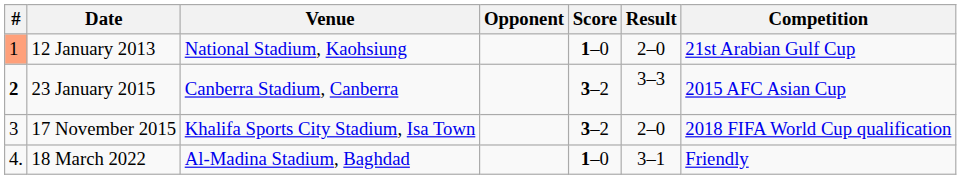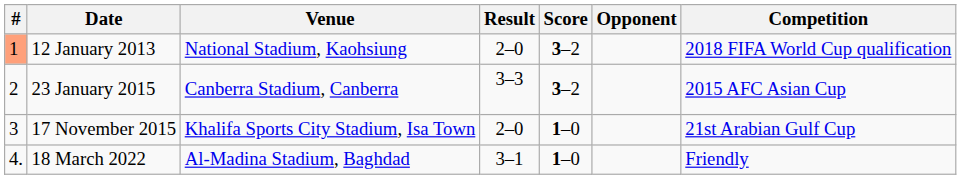columns swapped: (524, 19) <-> (651, 19)
(595, 49) 1–0 -> (566, 49) 3–2
(770, 49) 21st Arabian Gulf Cup -> (818, 49) 2018 FIFA World Cup qualification
(14, 89) bold -> (14, 89) normal
(595, 129) 3–2 -> (566, 129) 1–0
(818, 129) 2018 FIFA World Cup qualification -> (770, 129) 21st Arabian Gulf Cup
